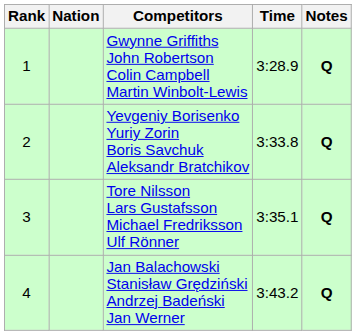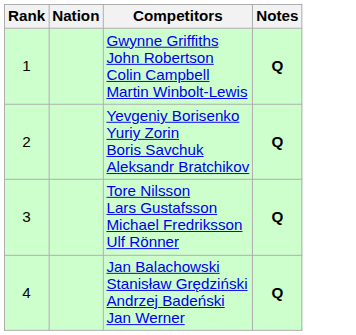- column: (277, 16)
